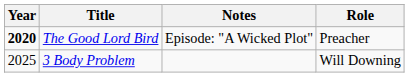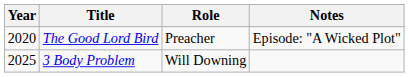columns swapped: (360, 15) <-> (239, 15)
(22, 38) bold -> (22, 38) normal
